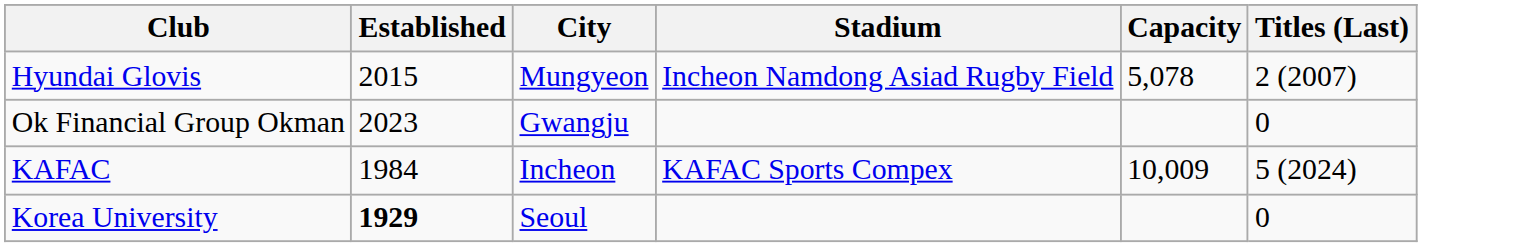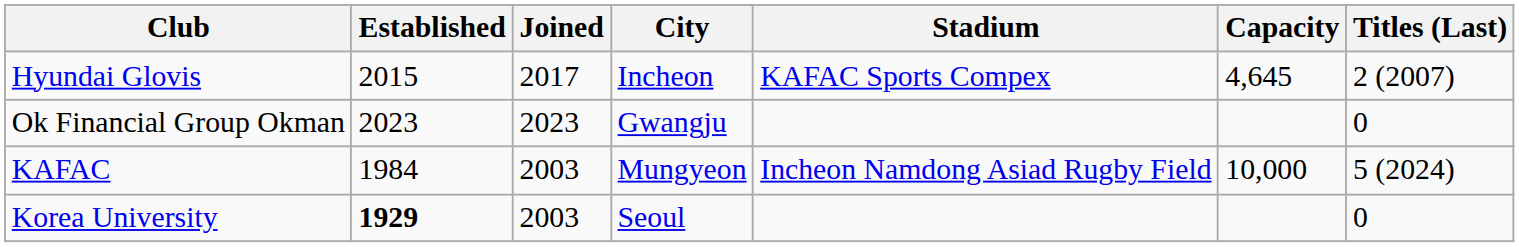+ column: (562, 28)
(584, 75) Mungyeon -> (665, 75) Incheon
(888, 75) Incheon Namdong Asiad Rugby Field -> (905, 75) KAFAC Sports Compex
(1161, 75) 5,078 -> (1259, 75) 4,645
(567, 169) Incheon -> (682, 169) Mungyeon
(807, 169) KAFAC Sports Compex -> (986, 169) Incheon Namdong Asiad Rugby Field
(1168, 169) 10,009 -> (1266, 169) 10,000
